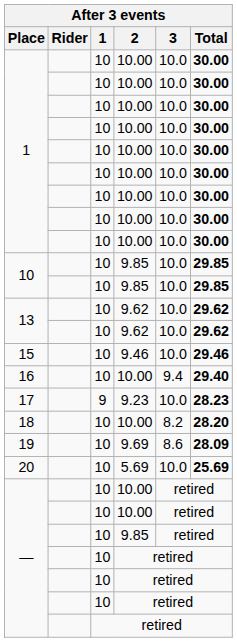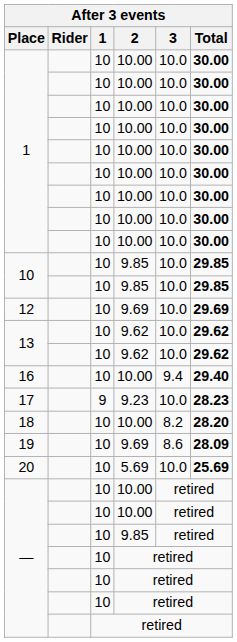+ row: (26, 309)
- row: (26, 354)
